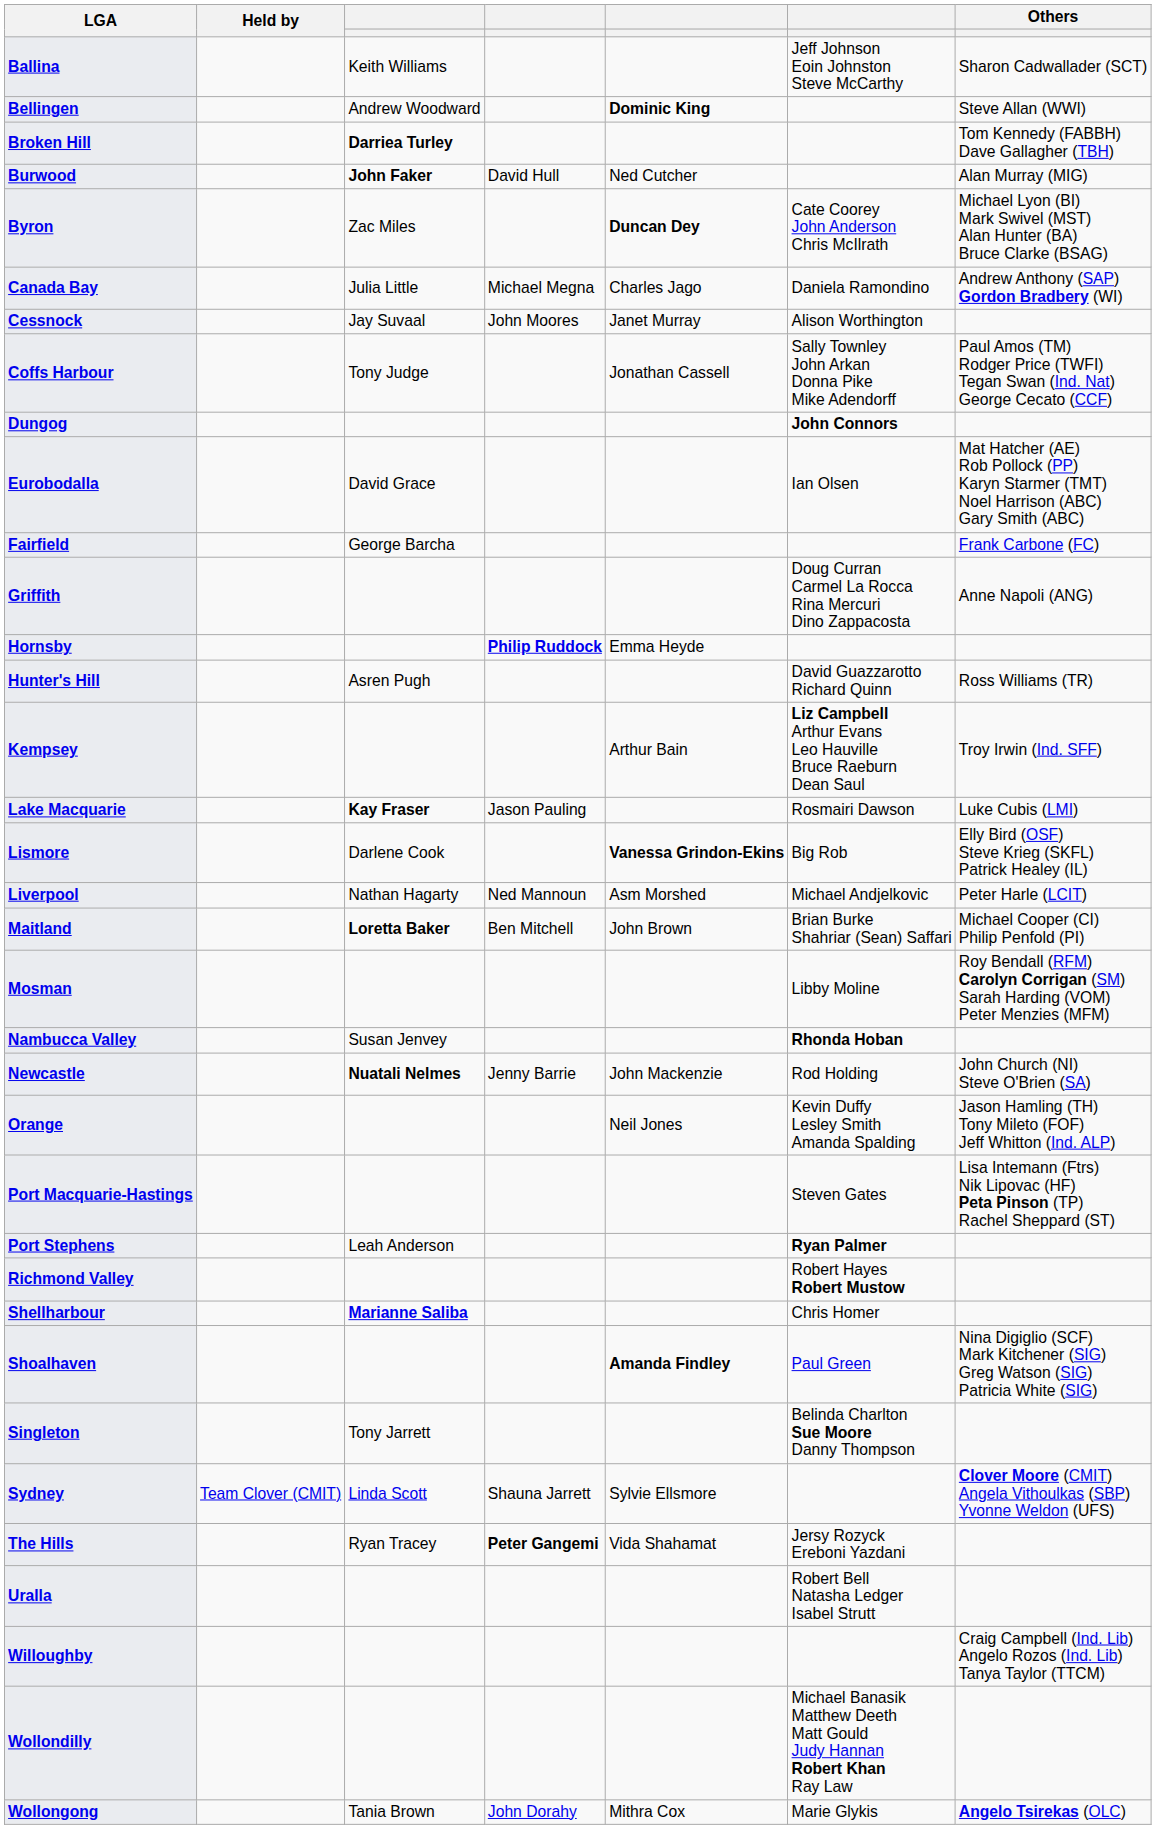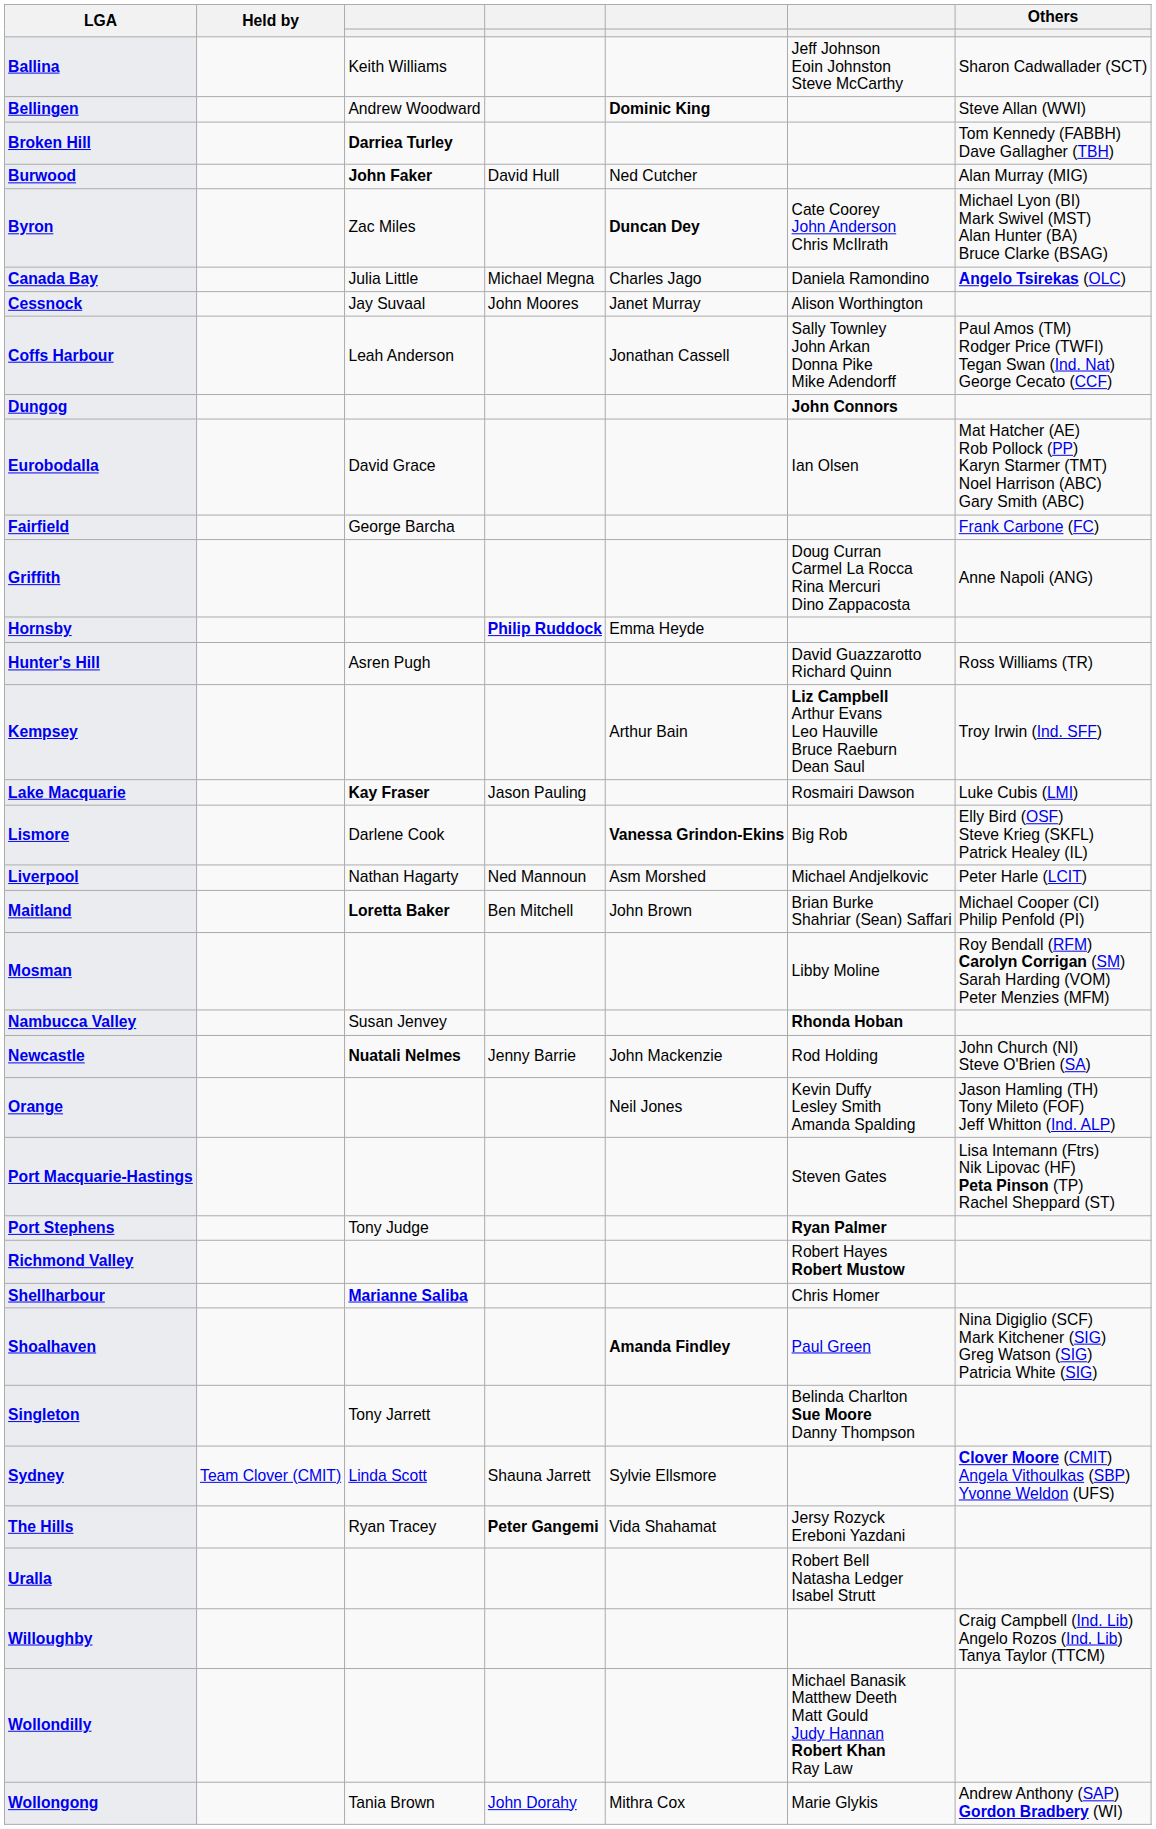(1041, 288) Andrew Anthony (SAP) Gordon Bradbery (WI) -> (1042, 279) Angelo Tsirekas (OLC)
(389, 373) Tony Judge -> (401, 355) Leah Anderson
(401, 1245) Leah Anderson -> (389, 1227) Tony Judge
(1042, 1811) Angelo Tsirekas (OLC) -> (1041, 1802) Andrew Anthony (SAP) Gordon Bradbery (WI)
